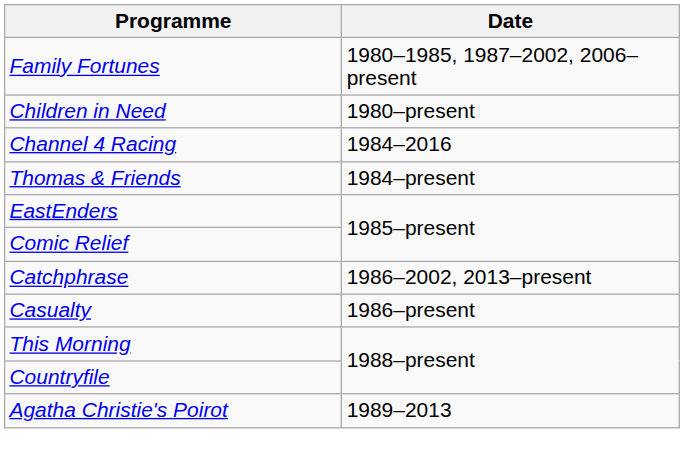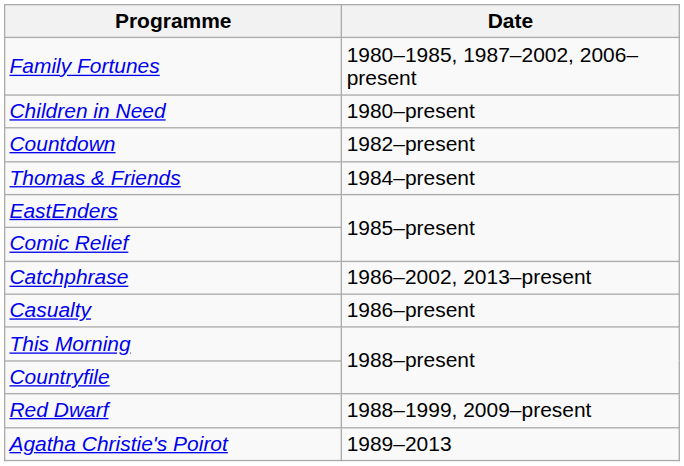+ row: (63, 144)
- row: (93, 144)
+ row: (59, 410)
